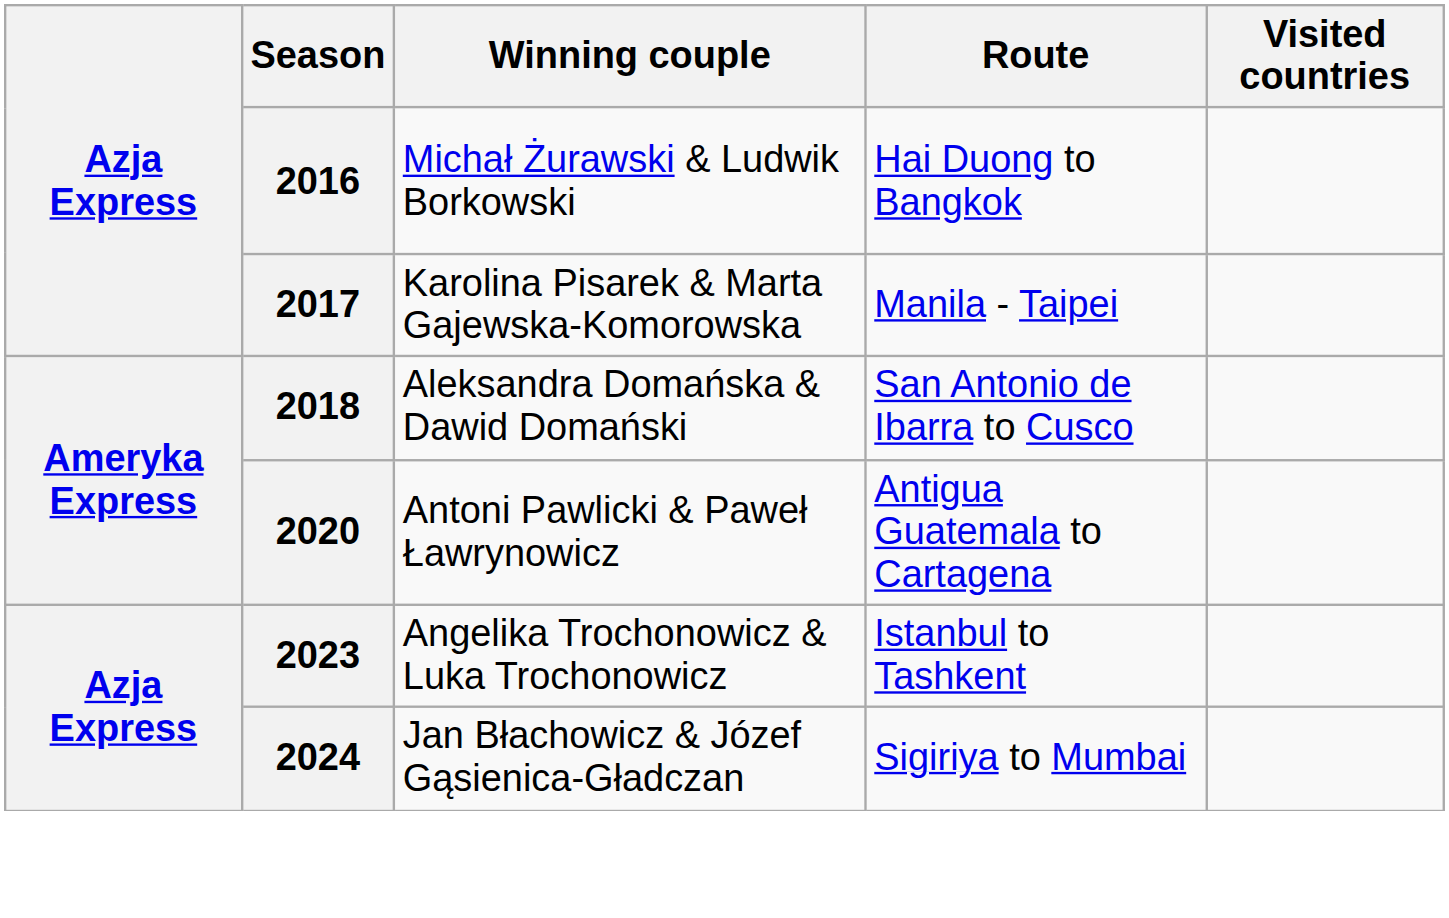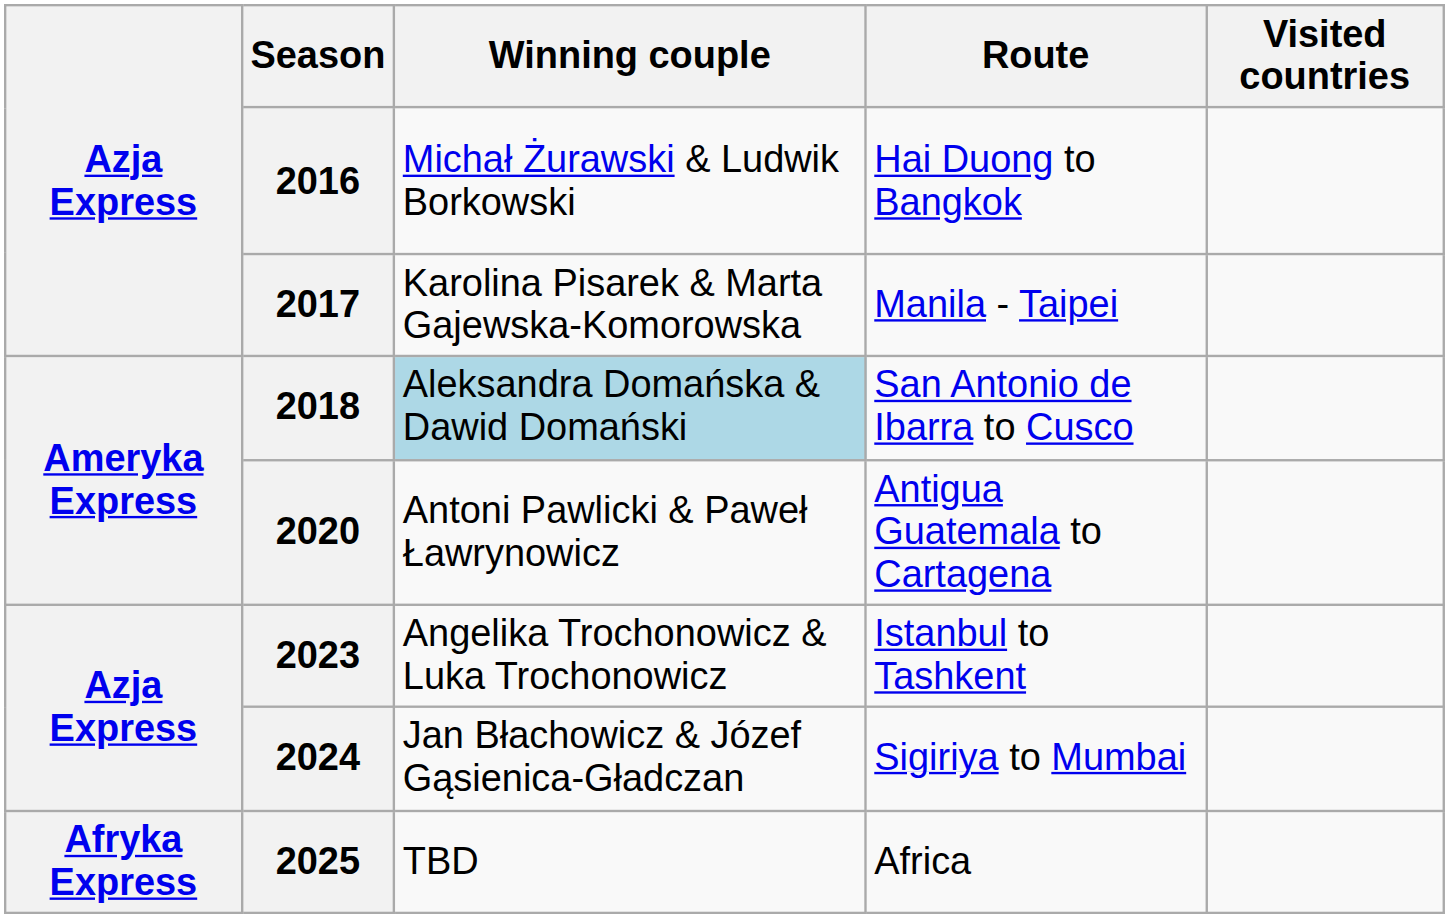(611, 406) no background -> (611, 406) lightblue background
+ row: (318, 860)
